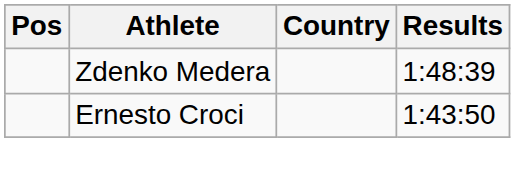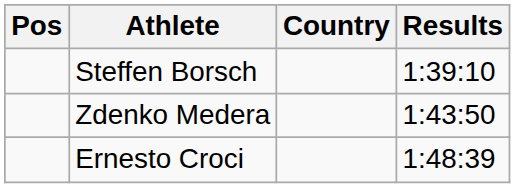+ row: (166, 70)
(449, 70) 1:48:39 -> (449, 114) 1:43:50
(449, 114) 1:43:50 -> (449, 159) 1:48:39
